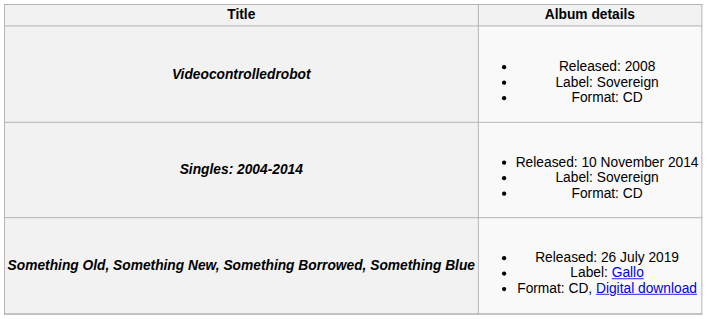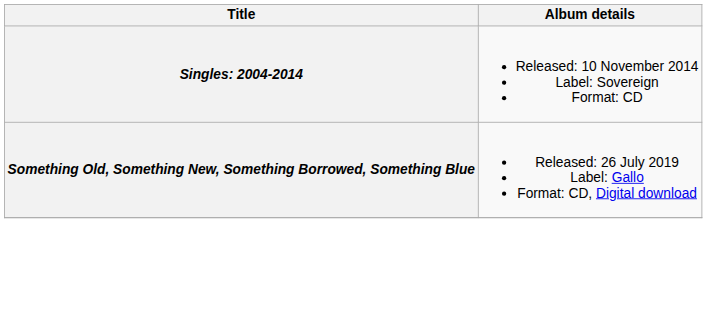- row: (241, 74)
